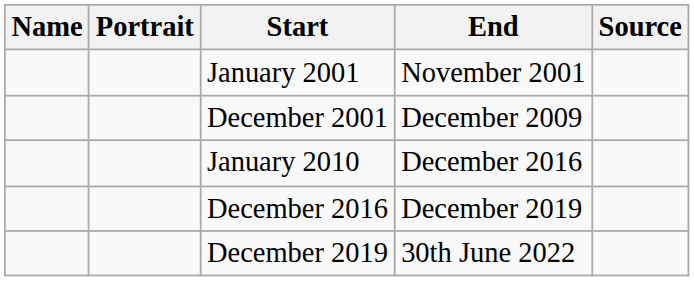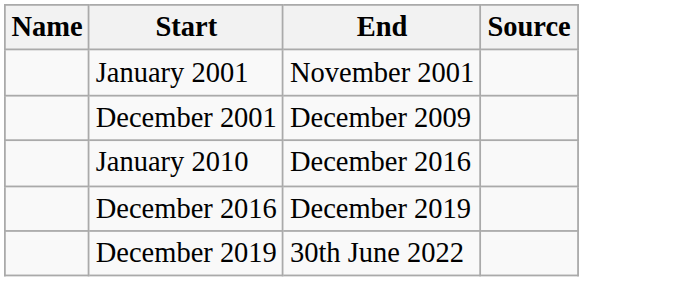- column: (145, 27)
